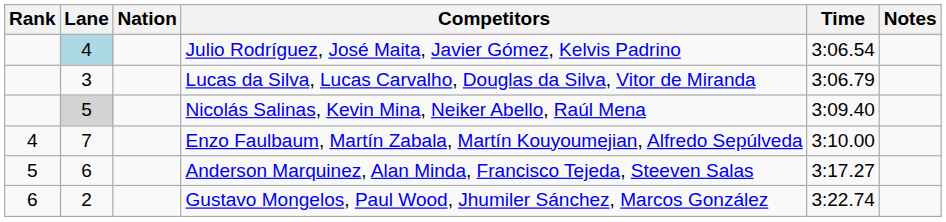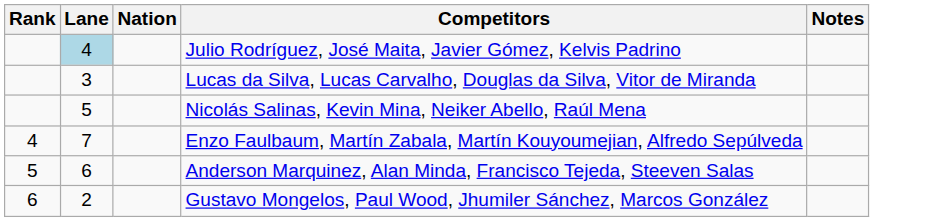- column: (843, 19)
(87, 110) lightgrey background -> (87, 110) no background
